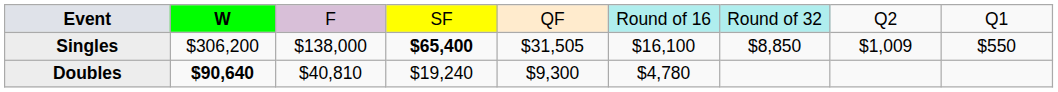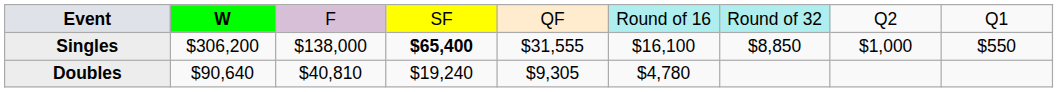(553, 46) $31,505 -> (553, 46) $31,555
(886, 46) $1,009 -> (886, 46) $1,000
(223, 74) bold -> (223, 74) normal
(553, 74) $9,300 -> (553, 74) $9,305
